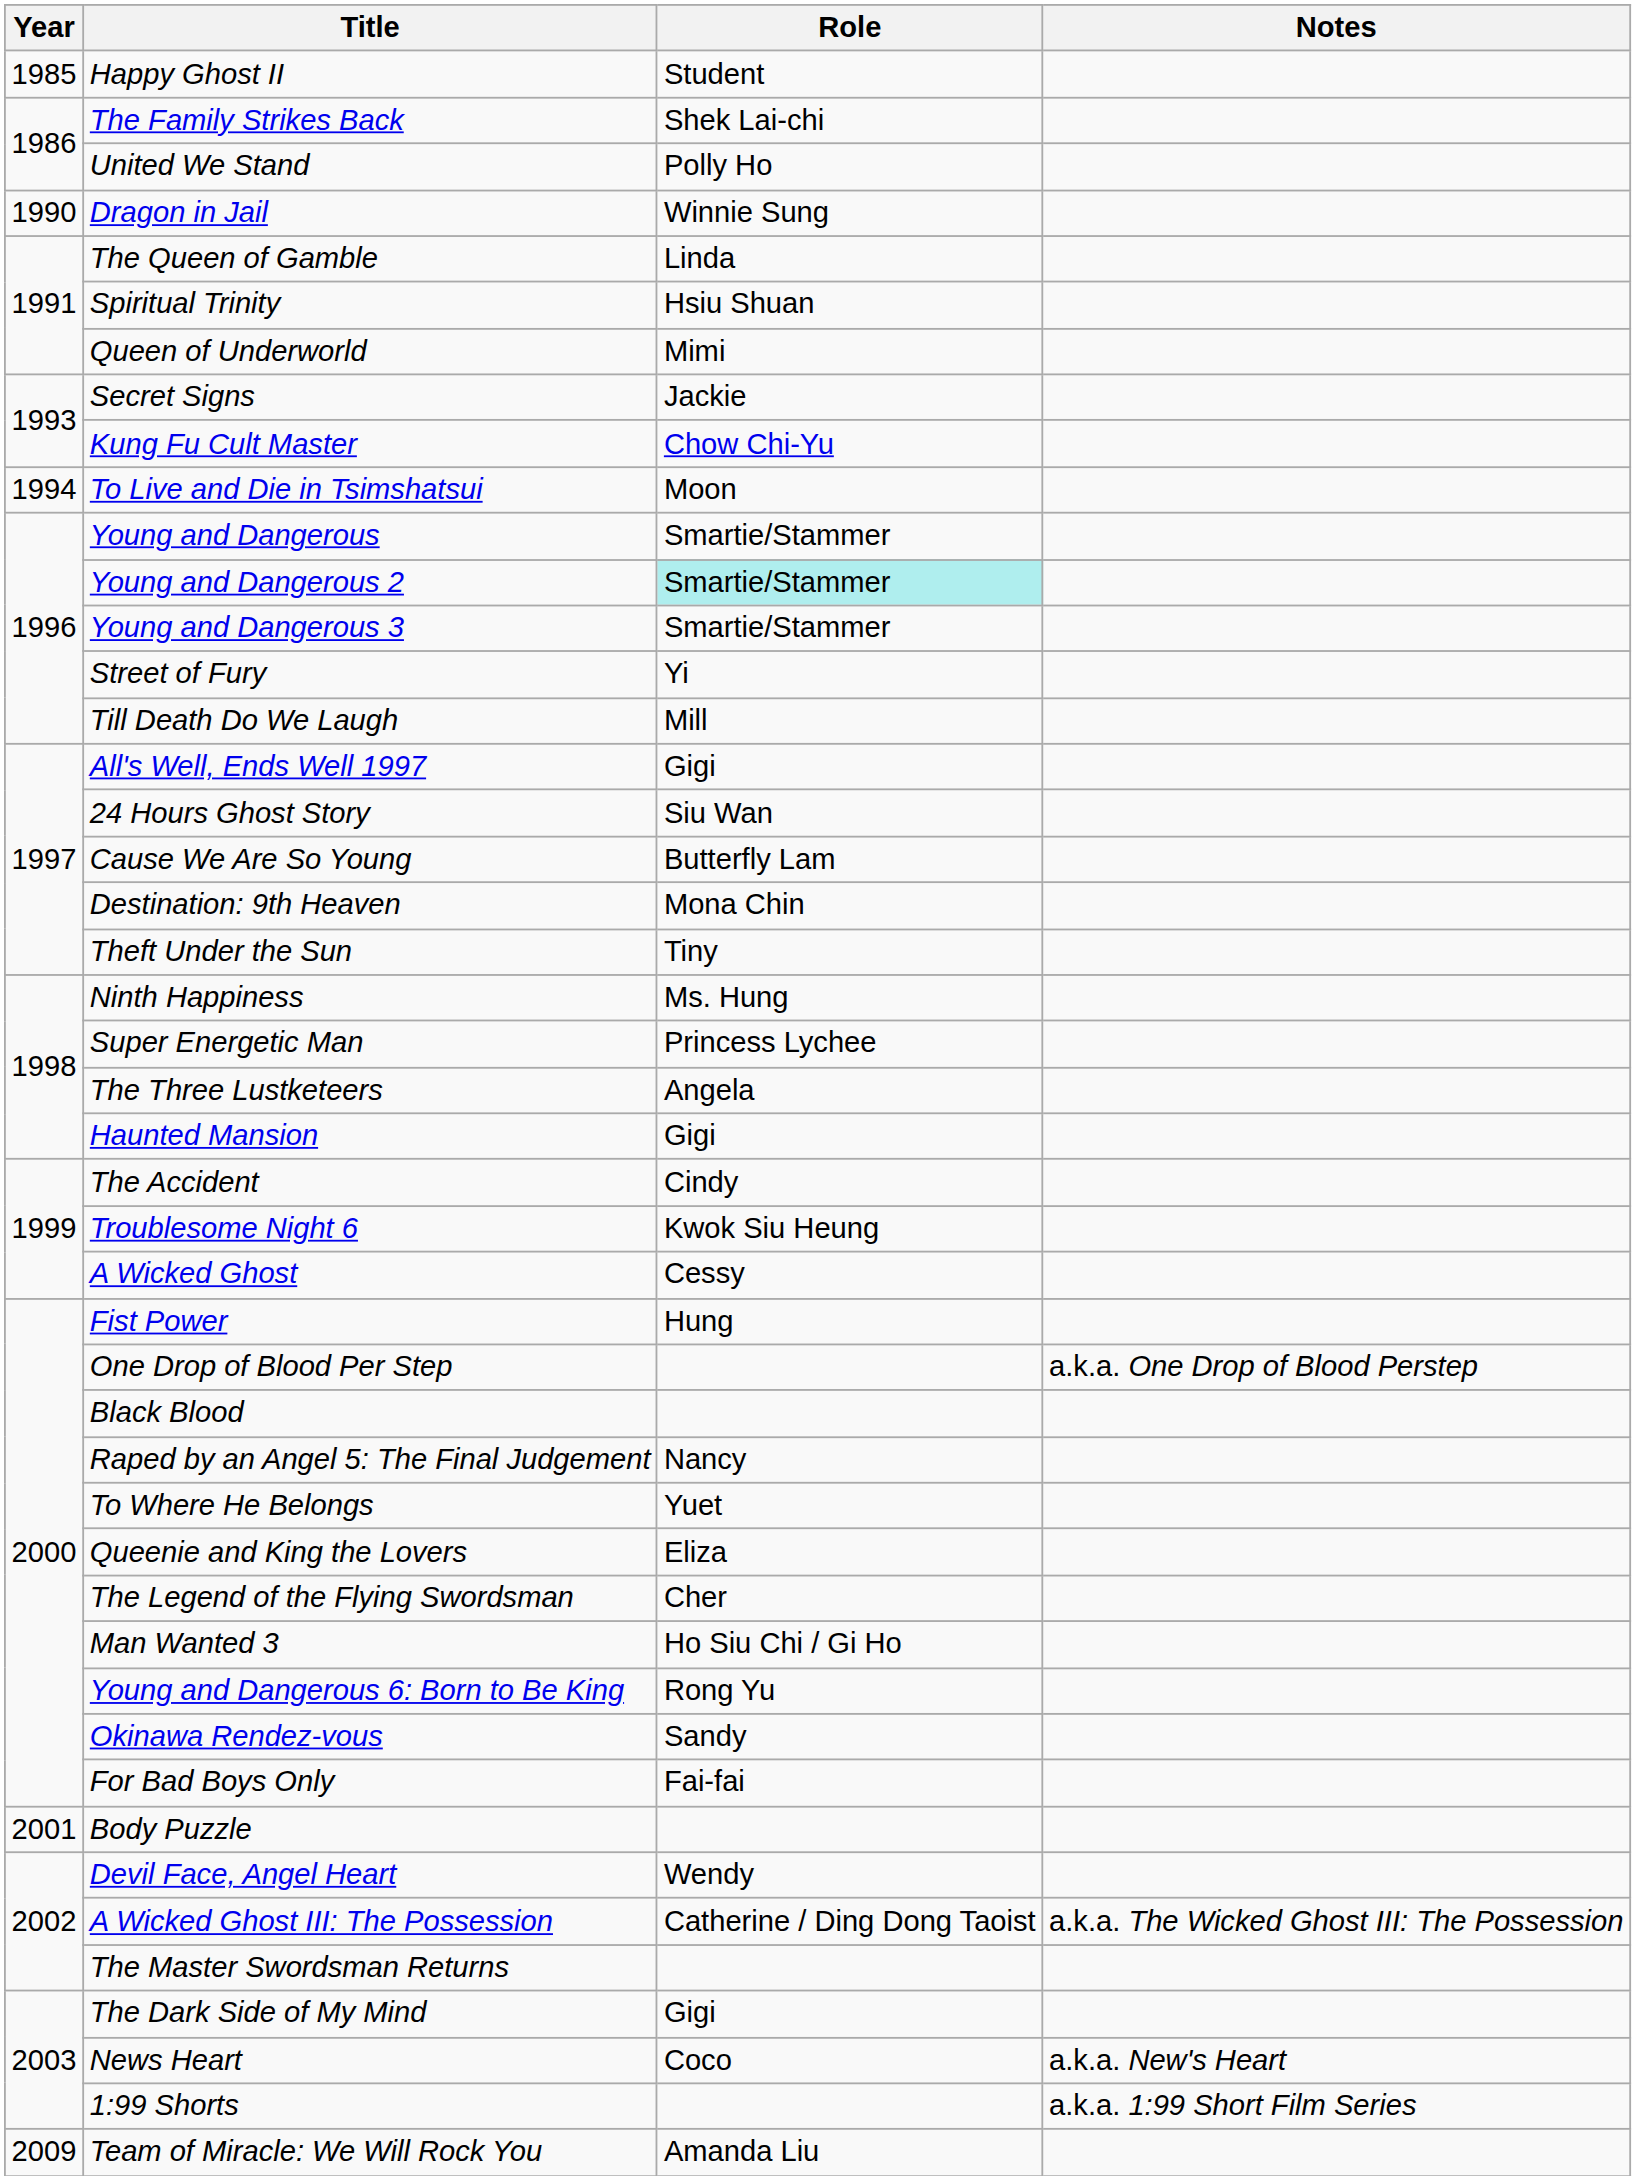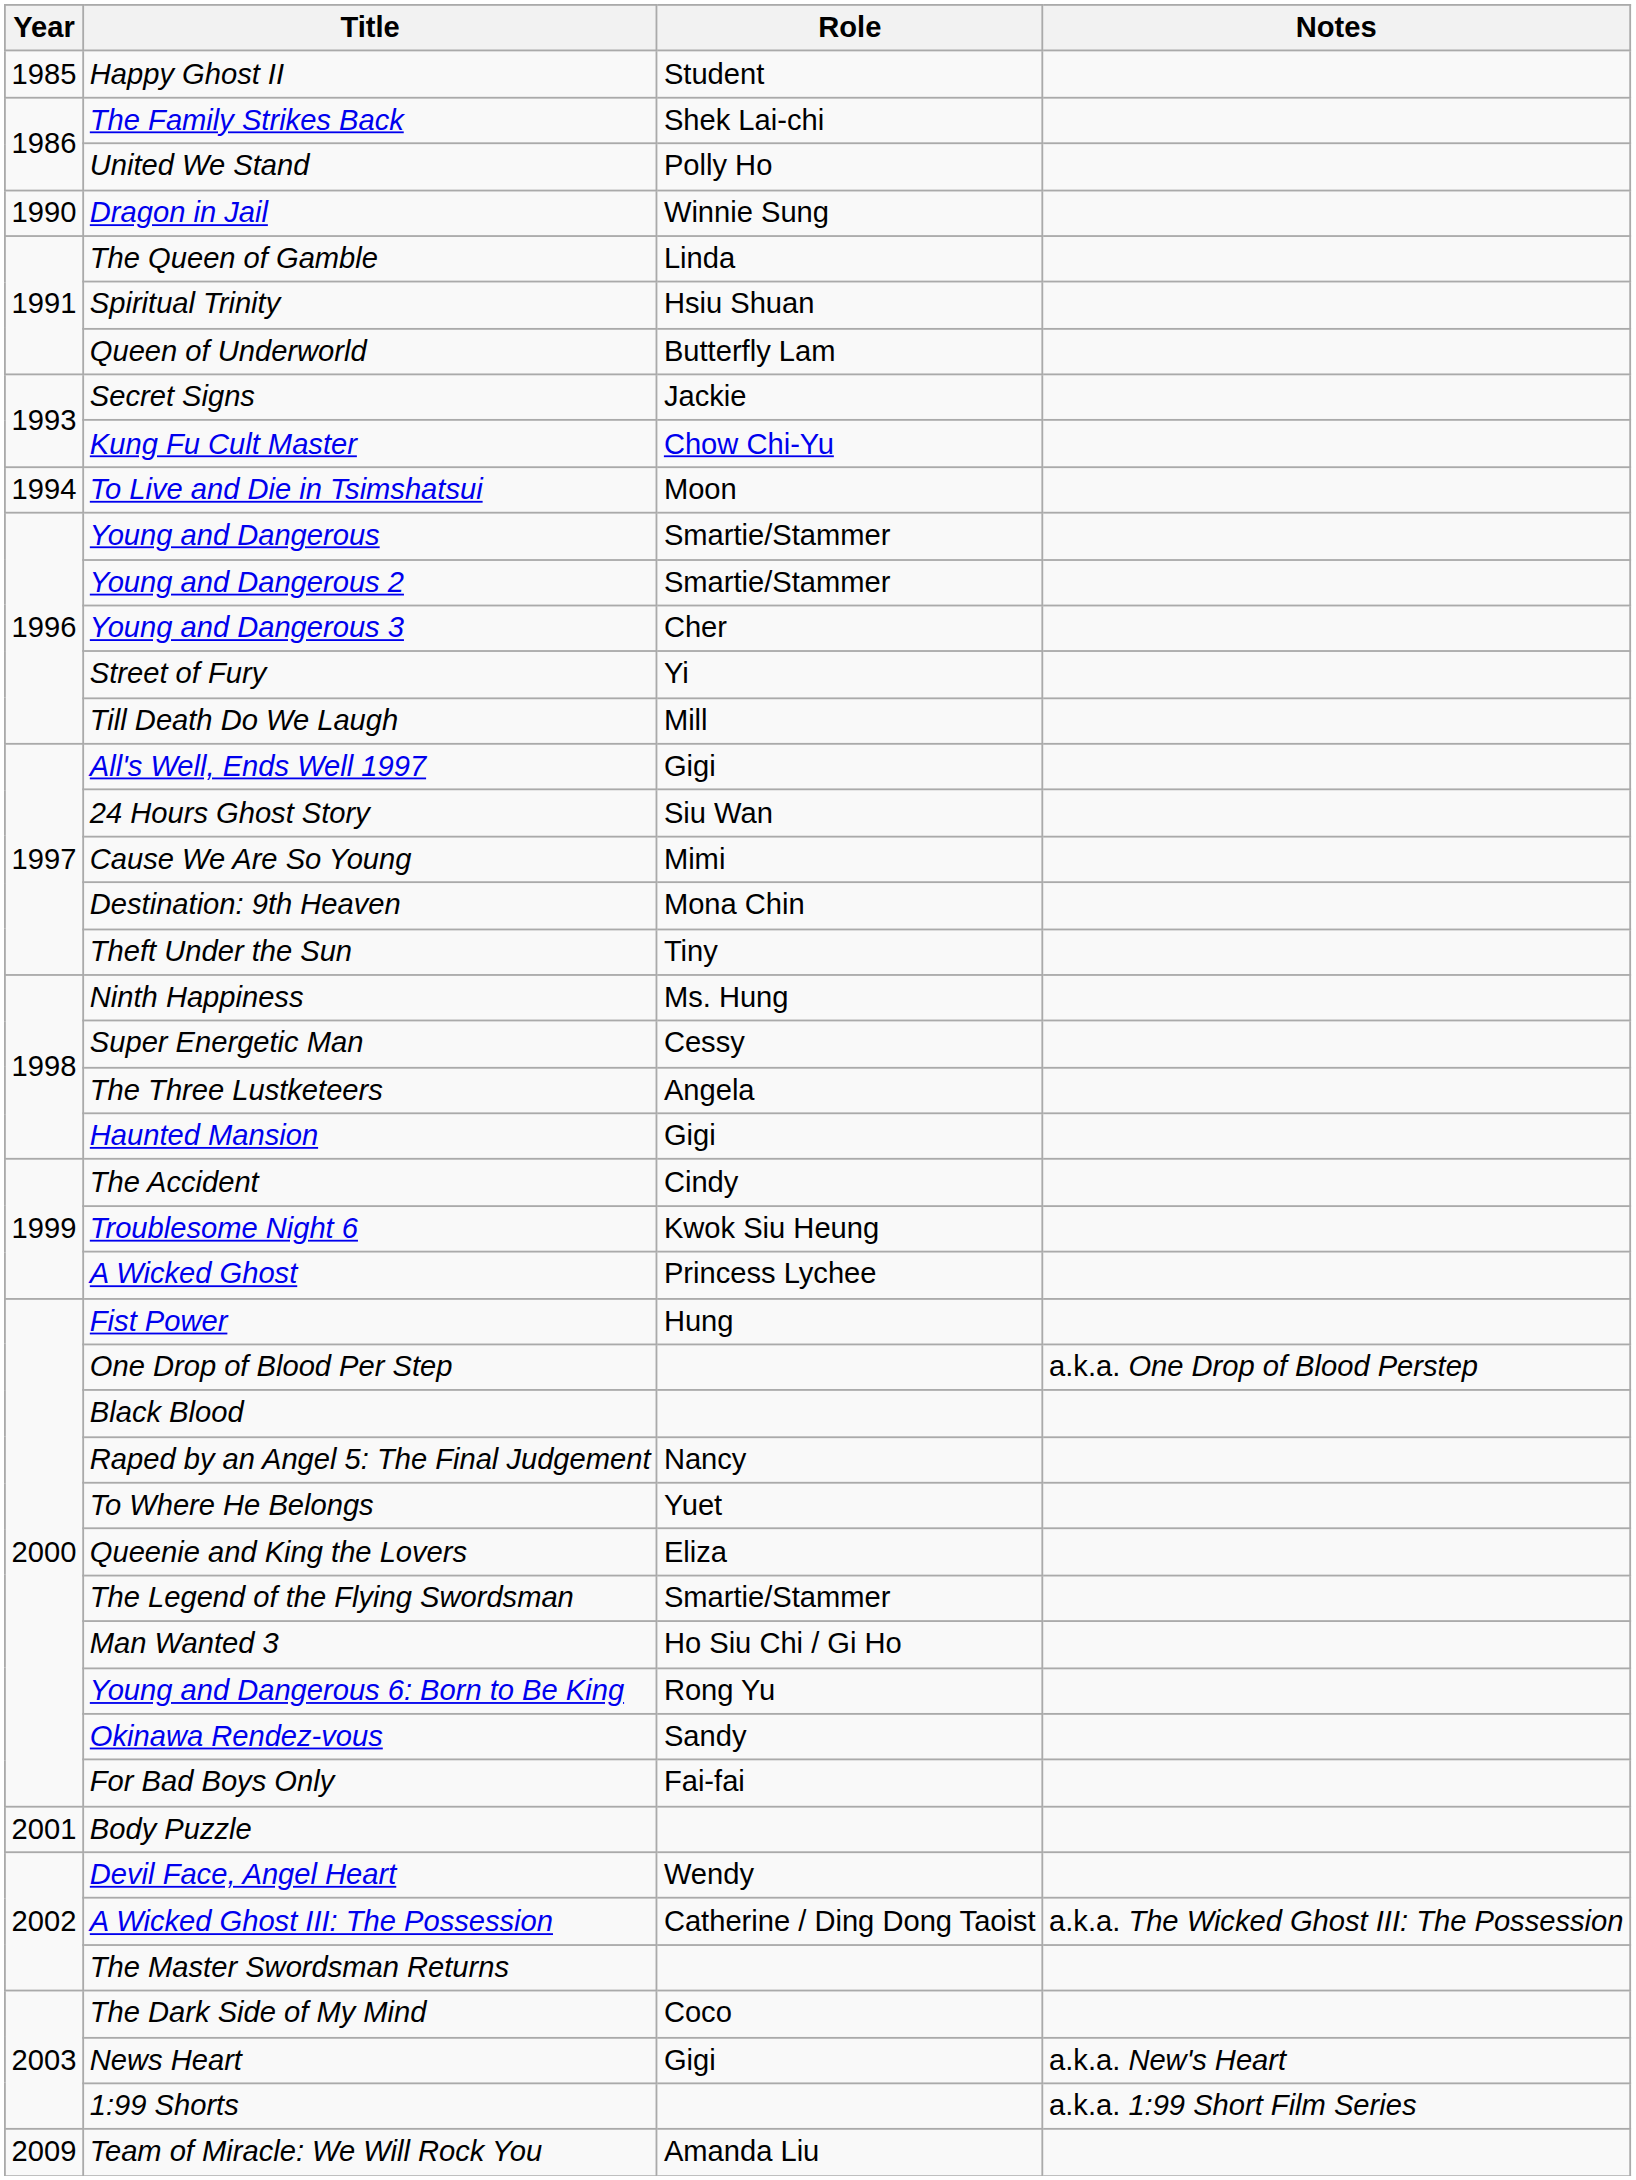(695, 350) Mimi -> (750, 350) Butterfly Lam
(777, 581) paleturquoise background -> (777, 581) no background
(777, 627) Smartie/Stammer -> (695, 627) Cher
(750, 858) Butterfly Lam -> (695, 858) Mimi
(770, 1043) Princess Lychee -> (704, 1043) Cessy
(704, 1274) Cessy -> (770, 1274) Princess Lychee
(695, 1597) Cher -> (777, 1597) Smartie/Stammer
(690, 2013) Gigi -> (698, 2013) Coco
(698, 2059) Coco -> (690, 2059) Gigi
